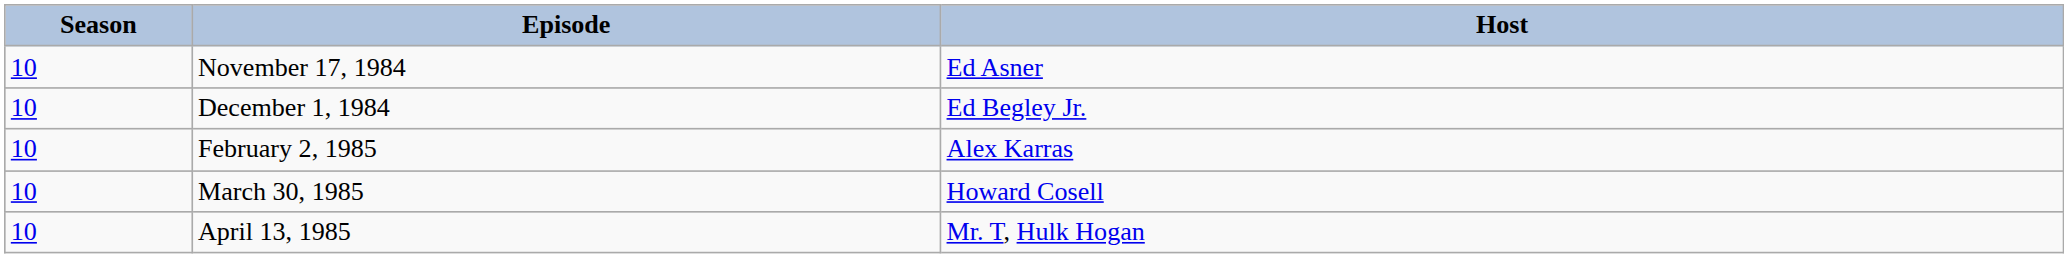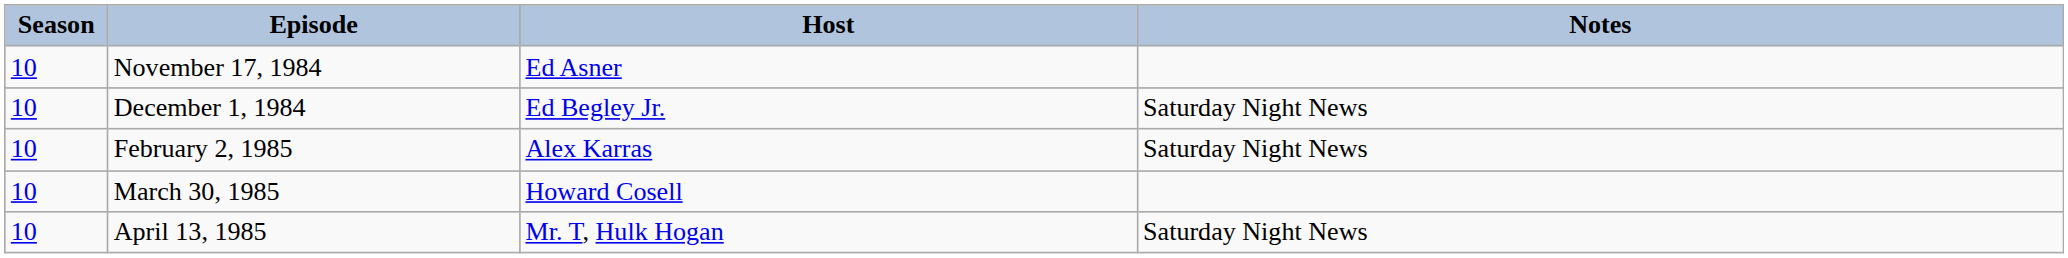+ column: (1600, 25)
